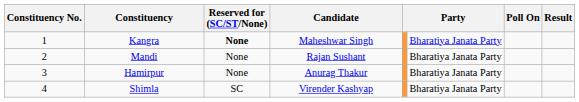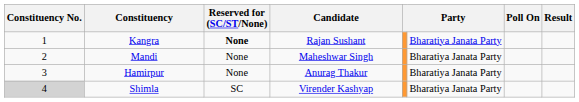(336, 40) Maheshwar Singh -> (336, 40) Rajan Sushant
(336, 56) Rajan Sushant -> (336, 56) Maheshwar Singh
(44, 89) no background -> (44, 89) lightgrey background
